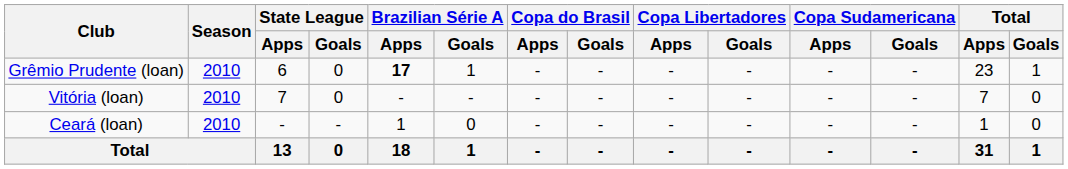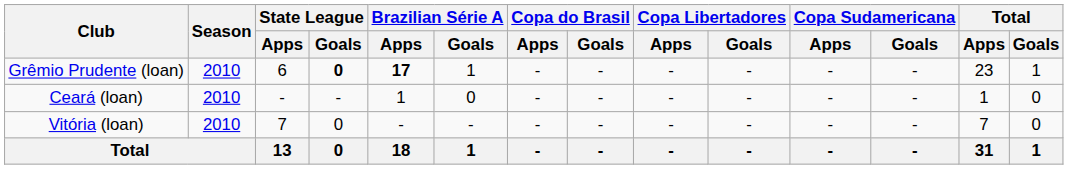(338, 71) normal -> (338, 71) bold
rows swapped: (96, 97) <-> (96, 124)
